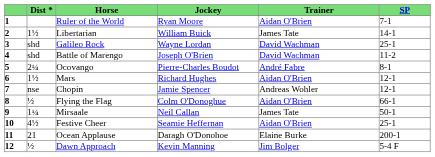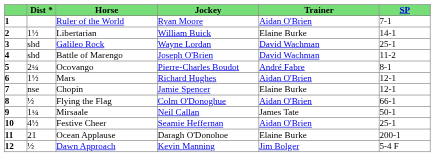(279, 32) James Tate -> (283, 32) Elaine Burke
(289, 89) Andreas Wohler -> (283, 89) Elaine Burke
